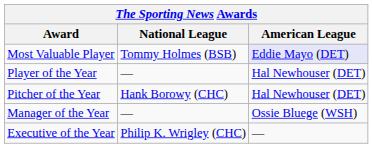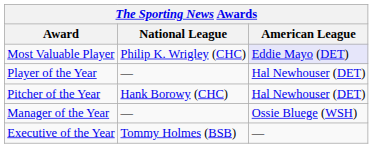(178, 53) Tommy Holmes (BSB) -> (183, 53) Philip K. Wrigley (CHC)
(183, 133) Philip K. Wrigley (CHC) -> (178, 133) Tommy Holmes (BSB)
